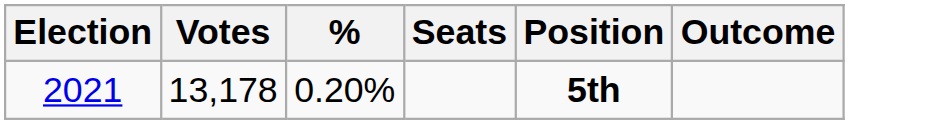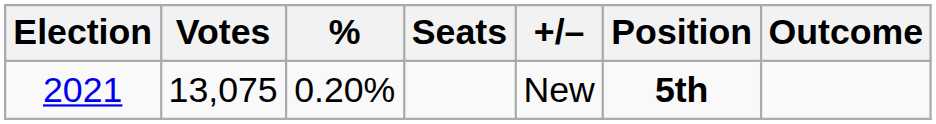+ column: (559, 32)
(223, 89) 13,178 -> (223, 89) 13,075
